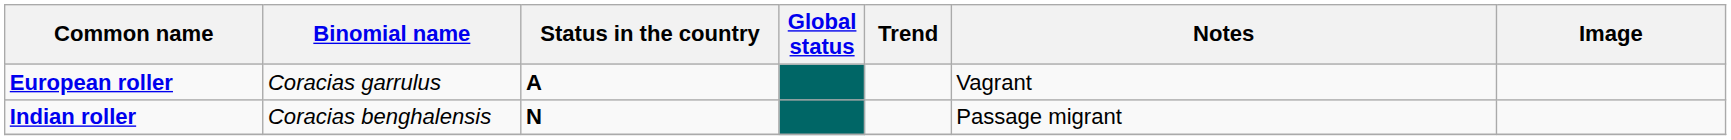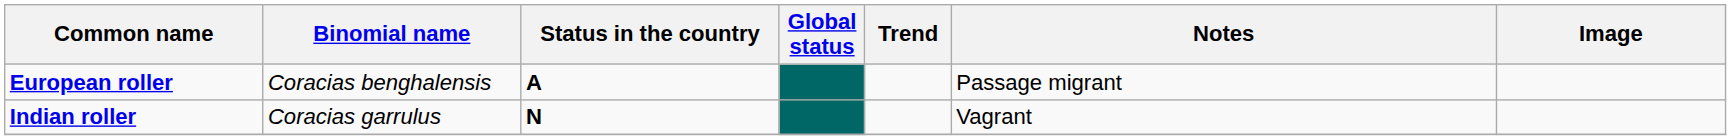(354, 81) Coracias garrulus -> (380, 81) Coracias benghalensis
(994, 81) Vagrant -> (1039, 81) Passage migrant
(380, 116) Coracias benghalensis -> (354, 116) Coracias garrulus
(1039, 116) Passage migrant -> (994, 116) Vagrant
